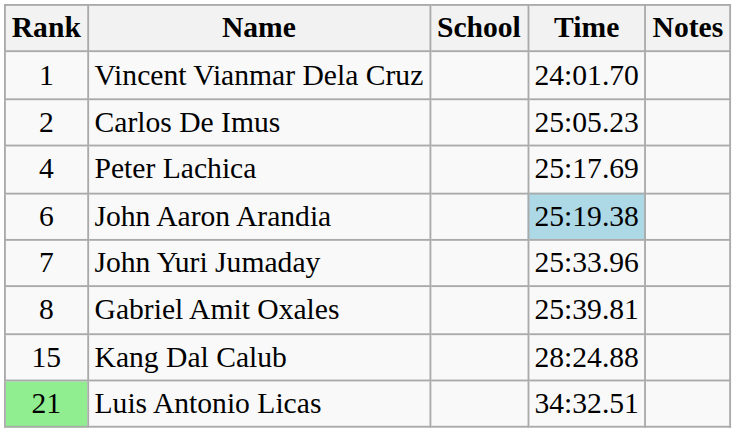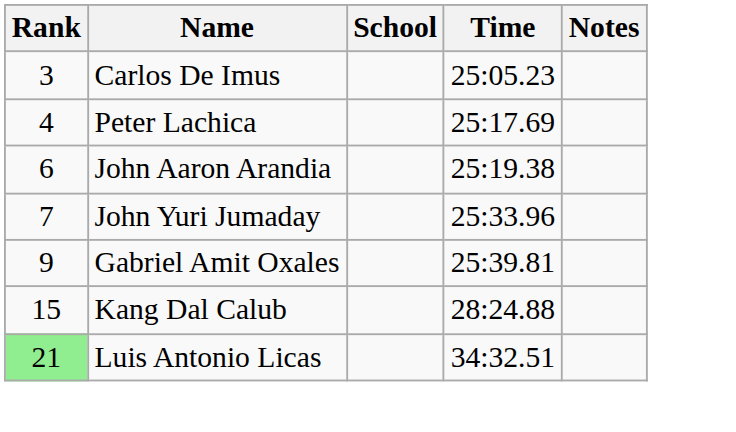- row: (259, 74)
(46, 121) 2 -> (46, 74) 3
(587, 215) lightblue background -> (503, 168) no background
(46, 309) 8 -> (46, 262) 9
